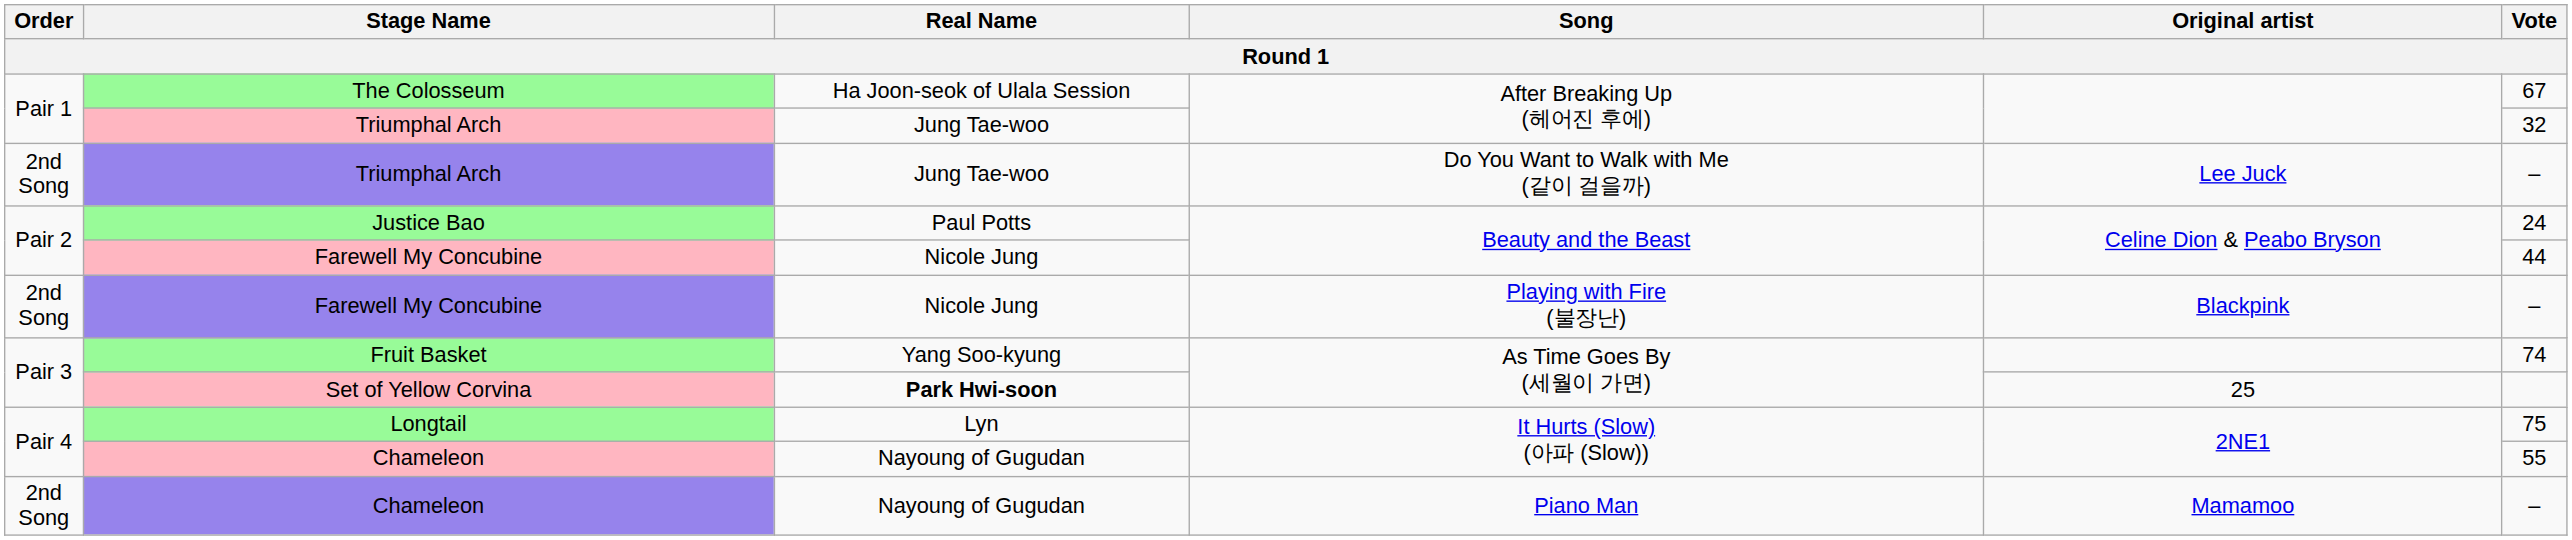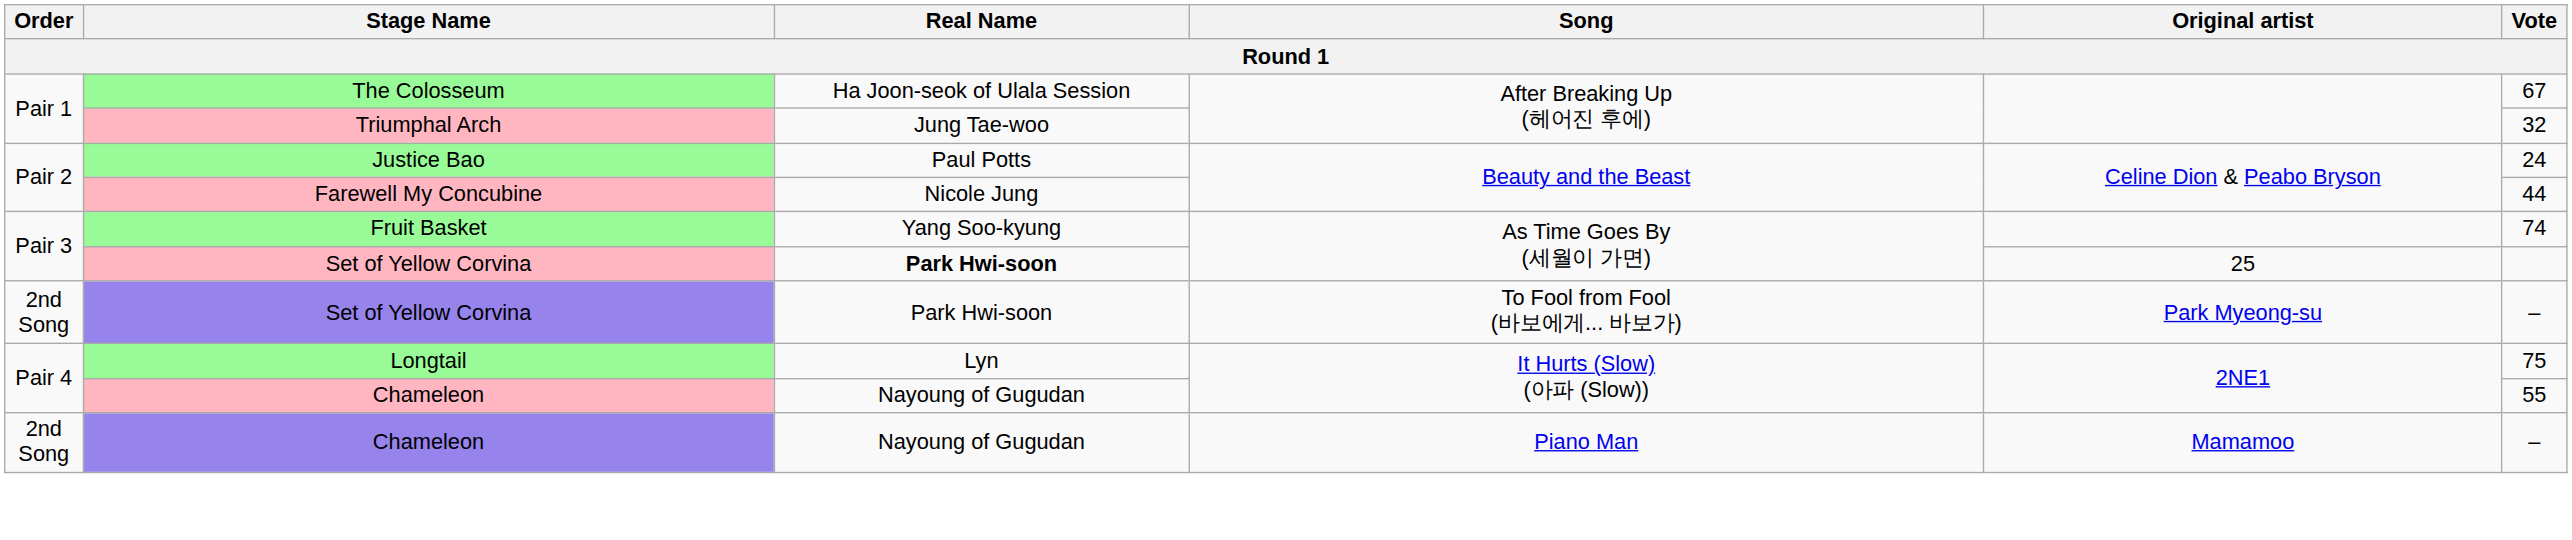- row: (428, 174)
- row: (428, 306)
+ row: (429, 312)
